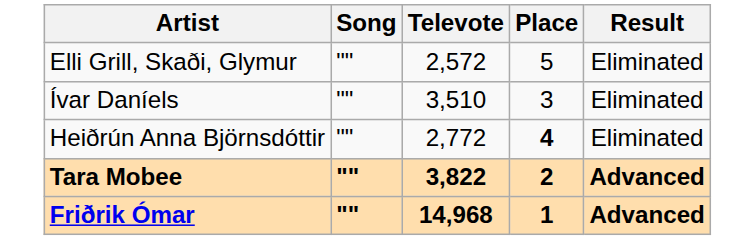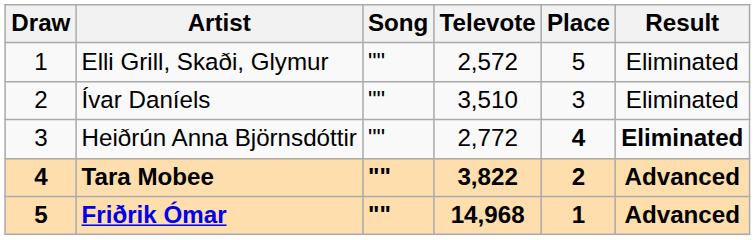+ column: (41, 23)
(647, 138) normal -> (682, 138) bold
